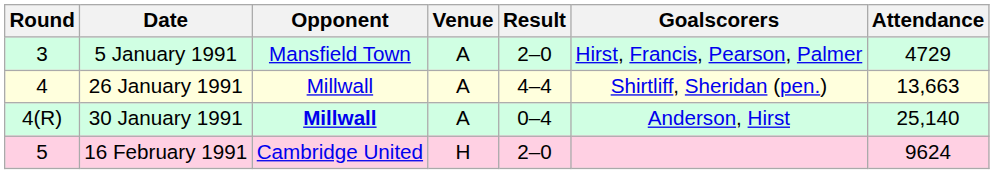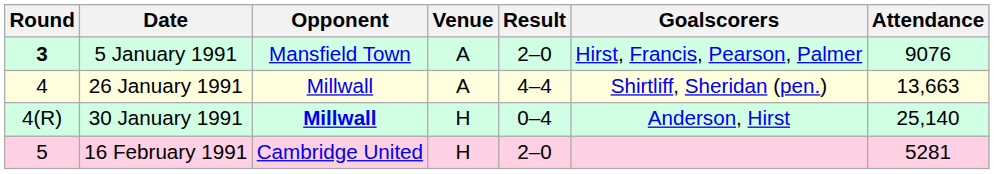(42, 53) normal -> (42, 53) bold
(928, 53) 4729 -> (928, 53) 9076
(463, 119) A -> (463, 119) H
(928, 151) 9624 -> (928, 151) 5281
